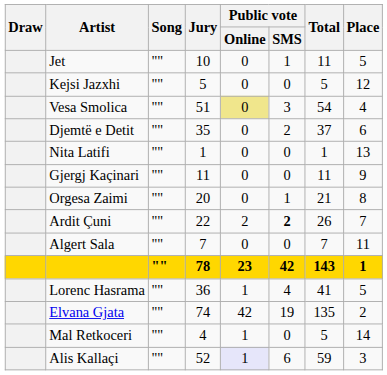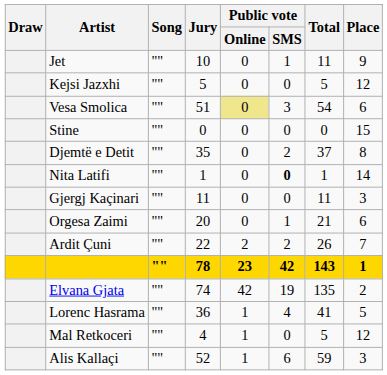(363, 61) 5 -> (363, 61) 9
(363, 107) 4 -> (363, 107) 6
+ row: (64, 130)
(363, 130) 6 -> (363, 152) 8
(287, 152) normal -> (287, 175) bold
(363, 152) 13 -> (363, 175) 14
(363, 175) 9 -> (363, 198) 3
(363, 198) 8 -> (363, 221) 6
(287, 221) bold -> (287, 244) normal
- row: (82, 244)
rows swapped: (97, 289) <-> (87, 312)
(363, 335) 14 -> (363, 335) 12
(245, 358) lavender background -> (245, 358) no background
